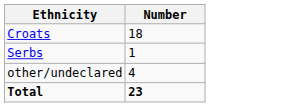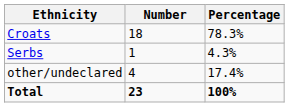+ column: (244, 14)
